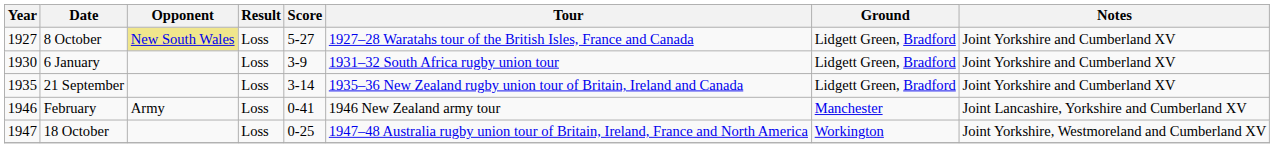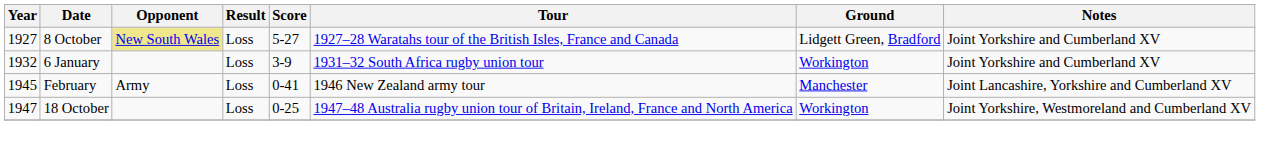(22, 62) 1930 -> (22, 62) 1932
(885, 62) Lidgett Green, Bradford -> (834, 62) Workington
- row: (84, 85)
(22, 108) 1946 -> (22, 85) 1945
